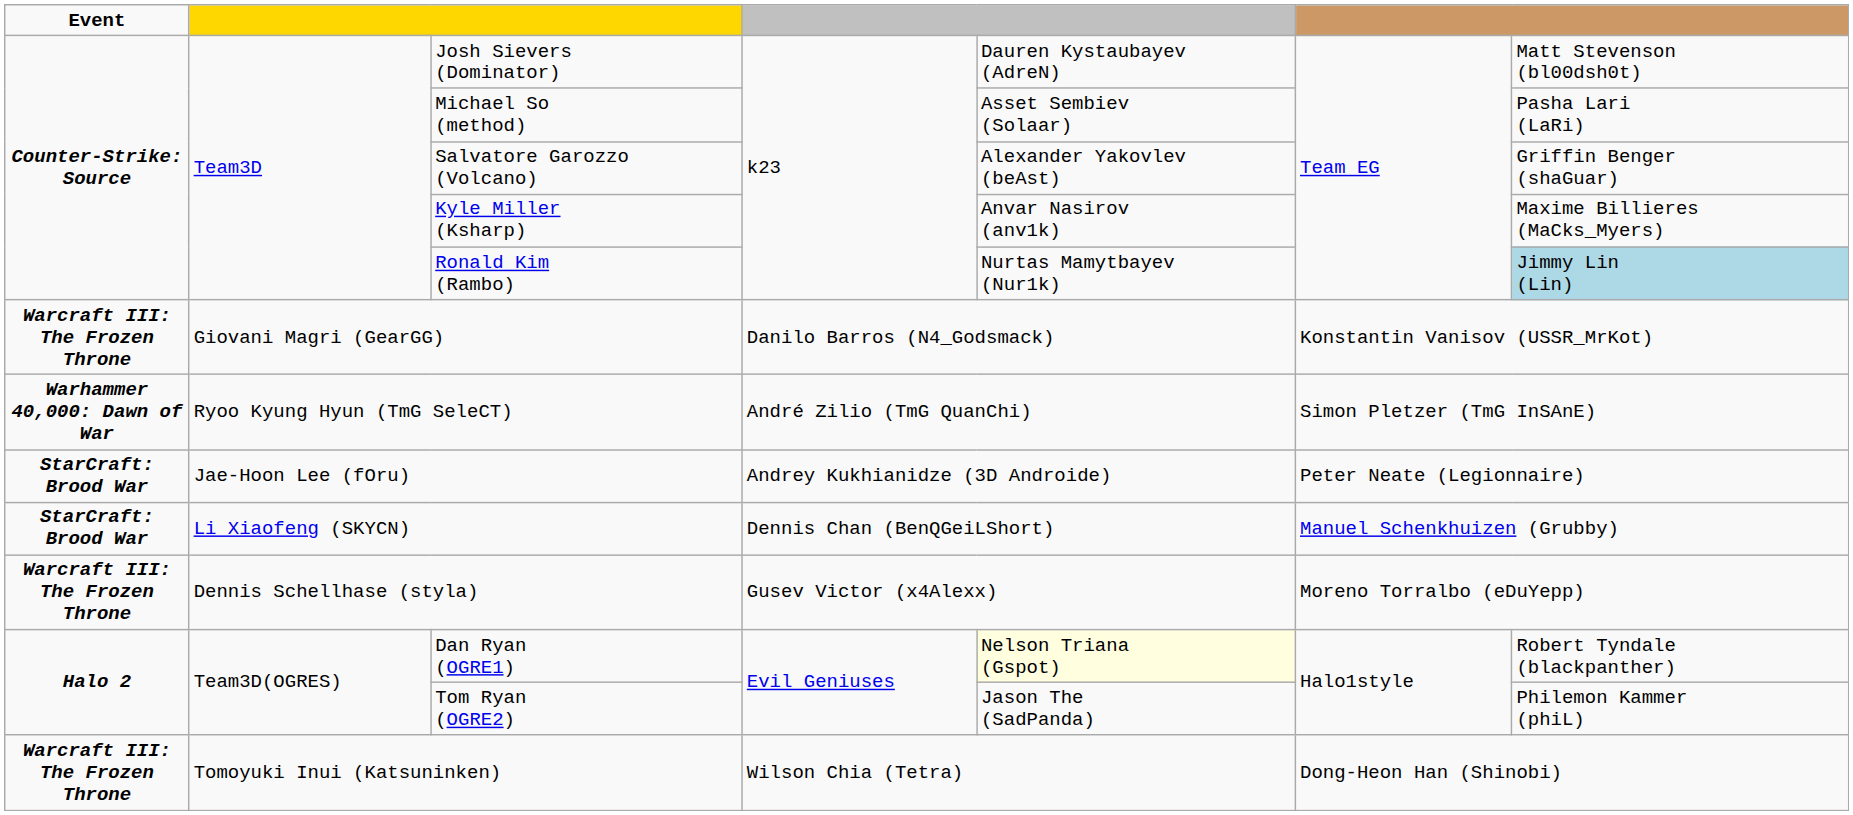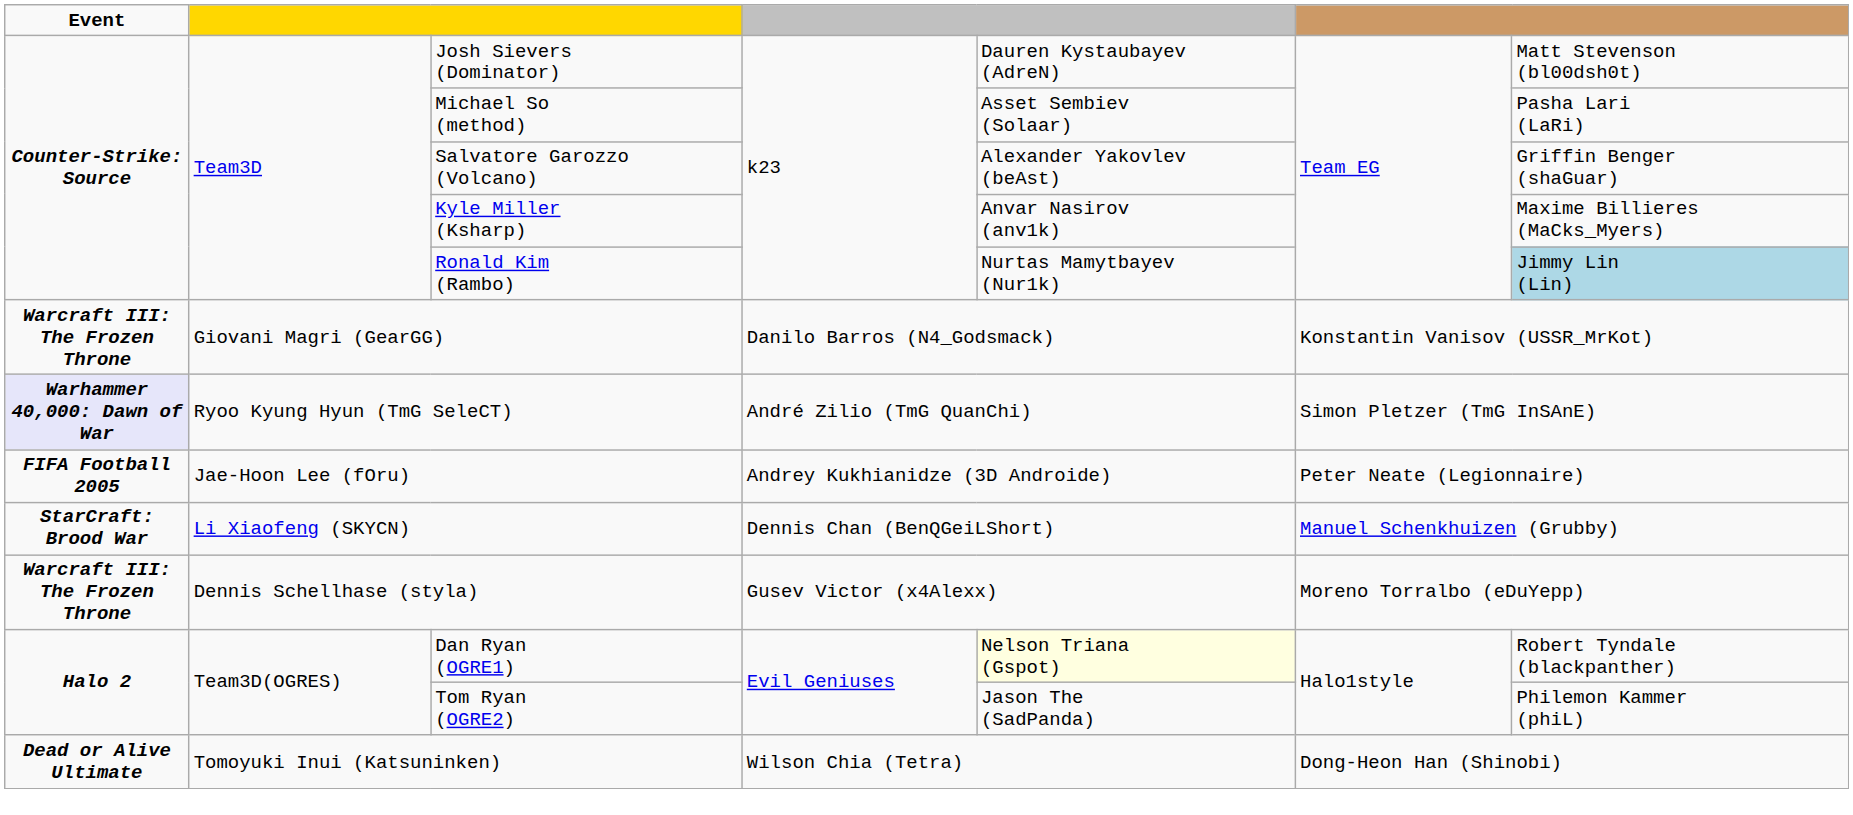(97, 412) no background -> (97, 412) lavender background
(97, 476) StarCraft: Brood War -> (97, 476) FIFA Football 2005
(97, 773) Warcraft III: The Frozen Throne -> (97, 762) Dead or Alive Ultimate
